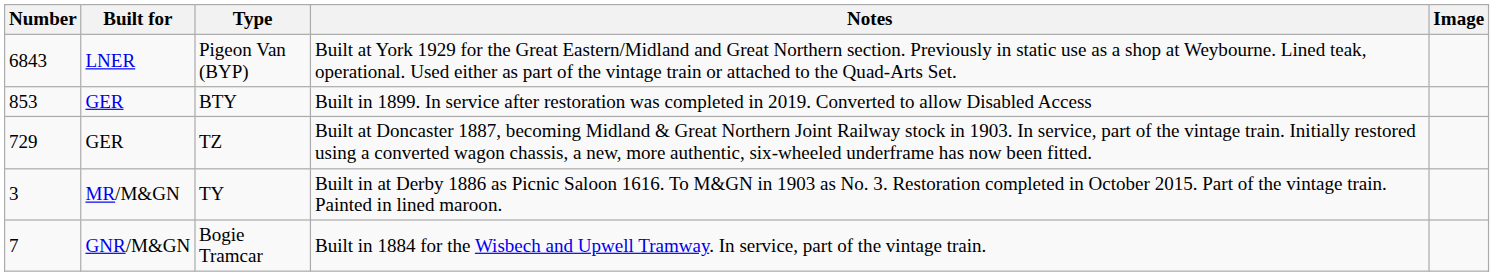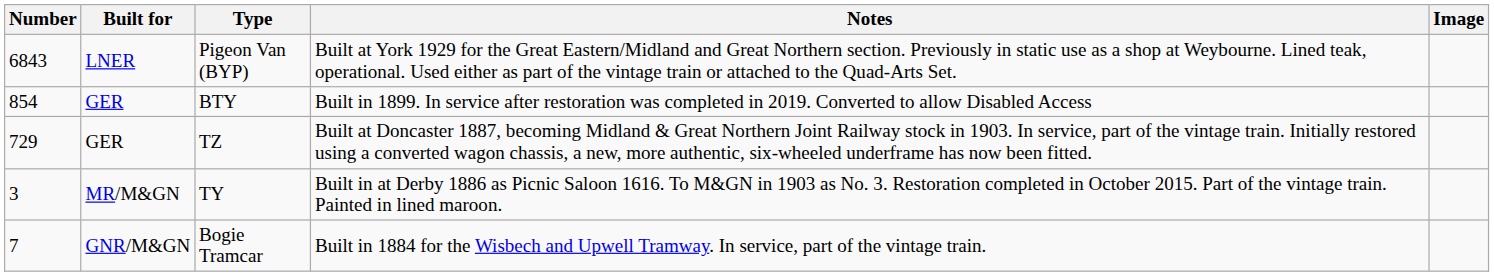(23, 101) 853 -> (23, 101) 854
